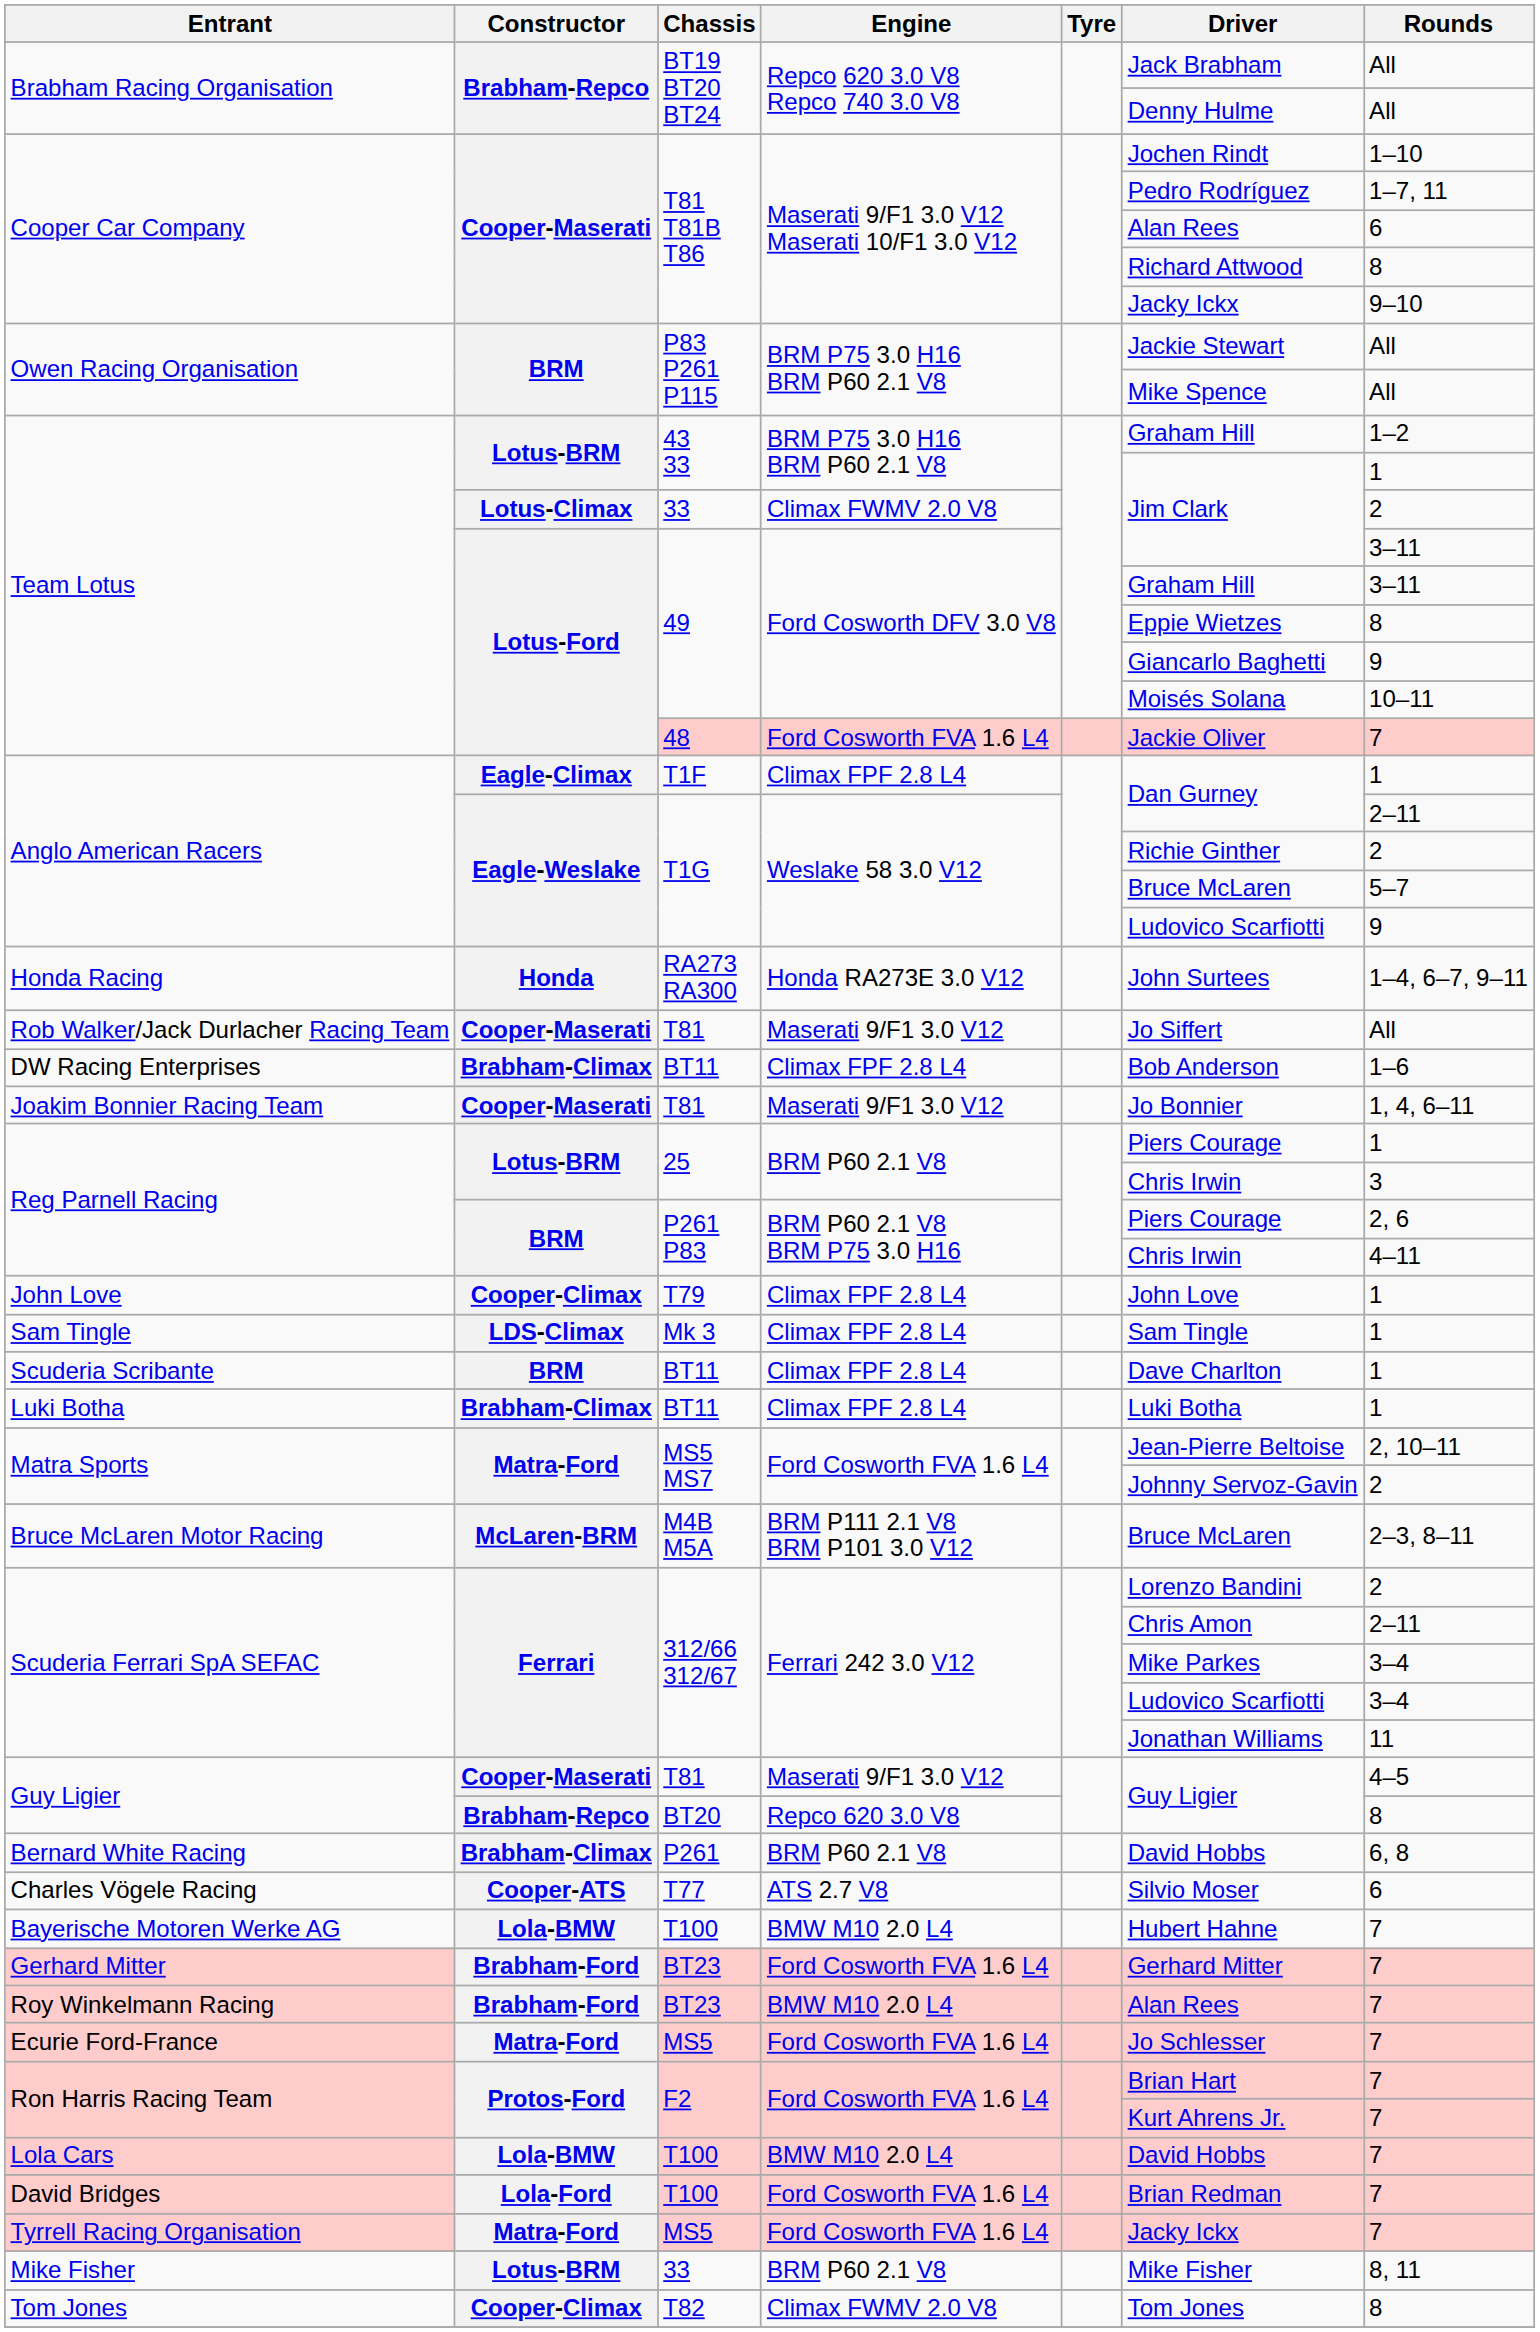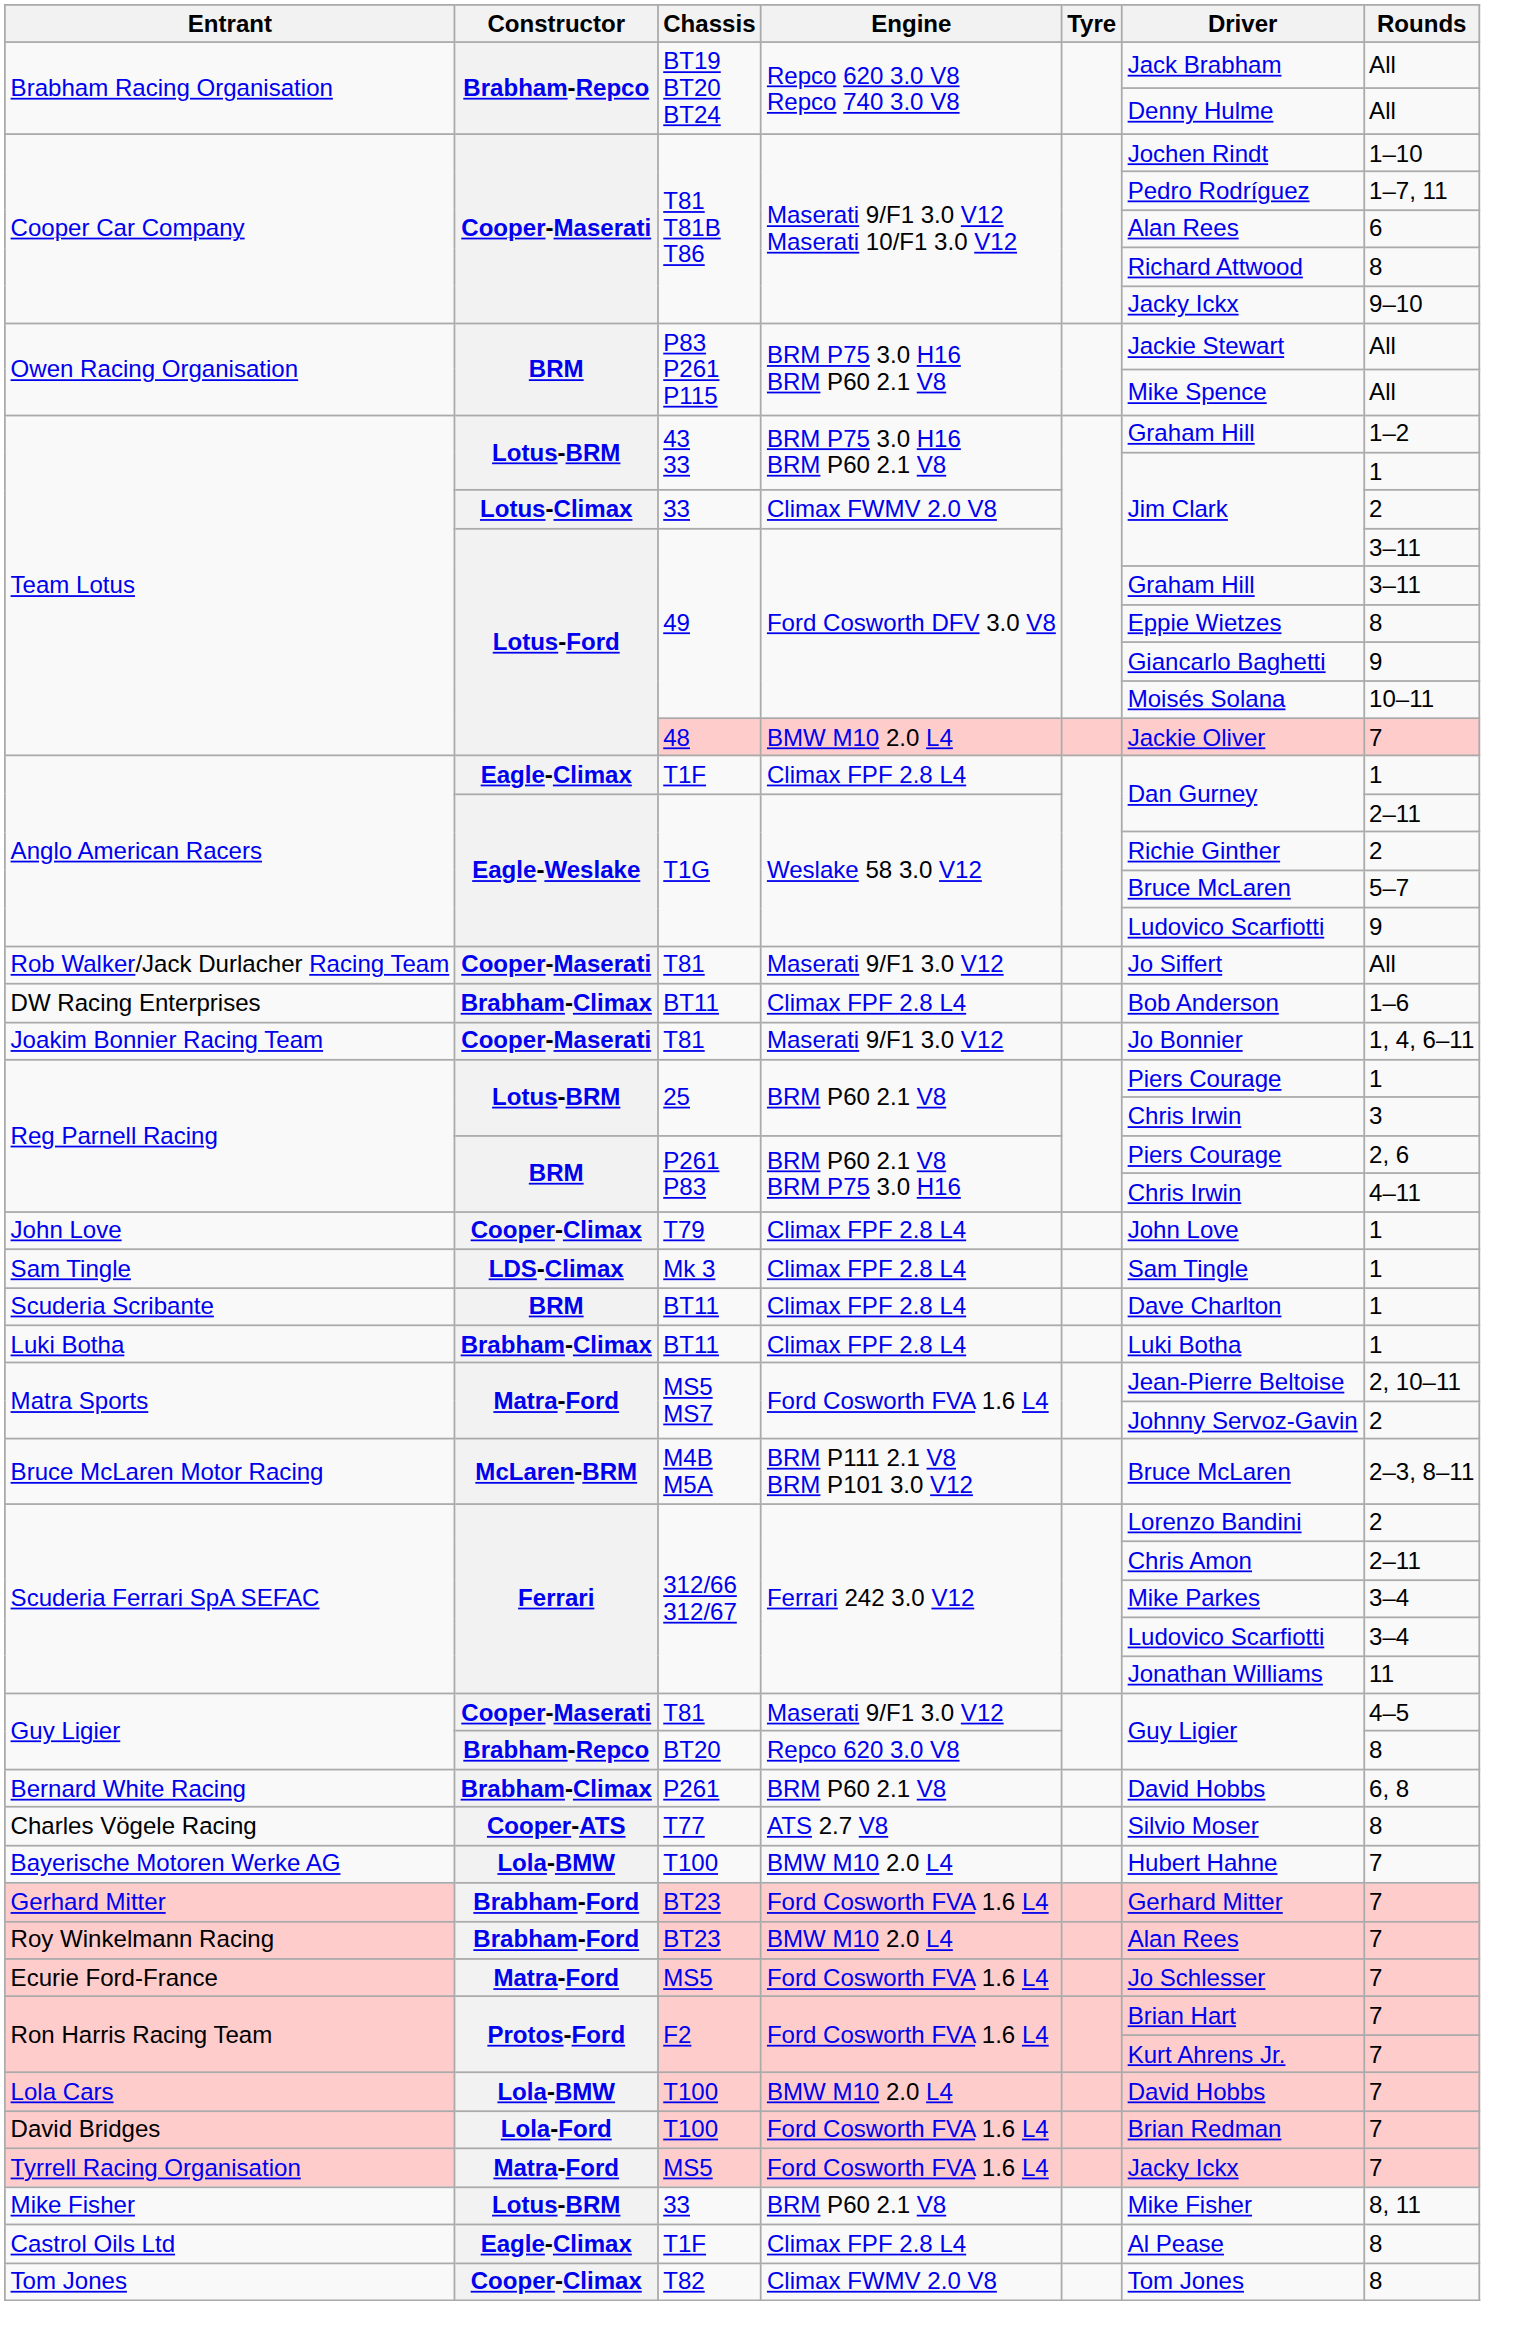(908, 737) Ford Cosworth FVA 1.6 L4 -> (860, 737) BMW M10 2.0 L4
- row: (87, 978)
(1376, 1890) 6 -> (1376, 1826) 8
+ row: (93, 2243)
